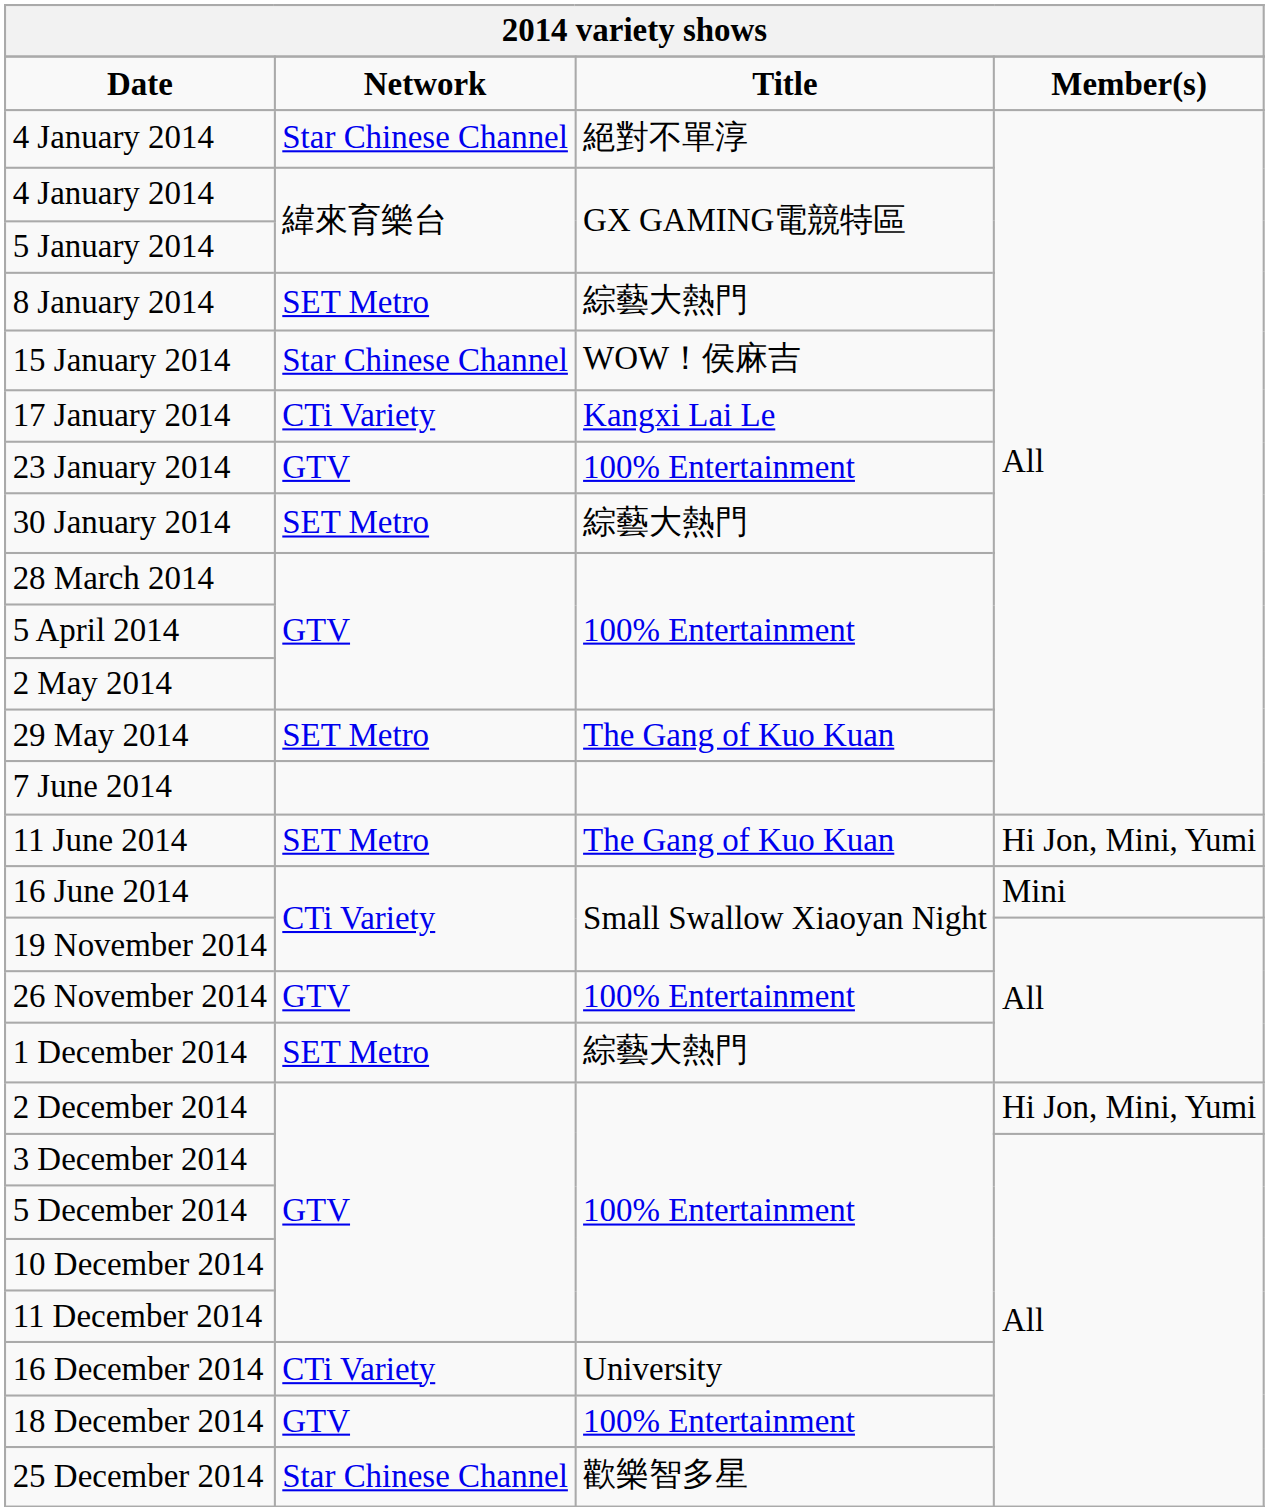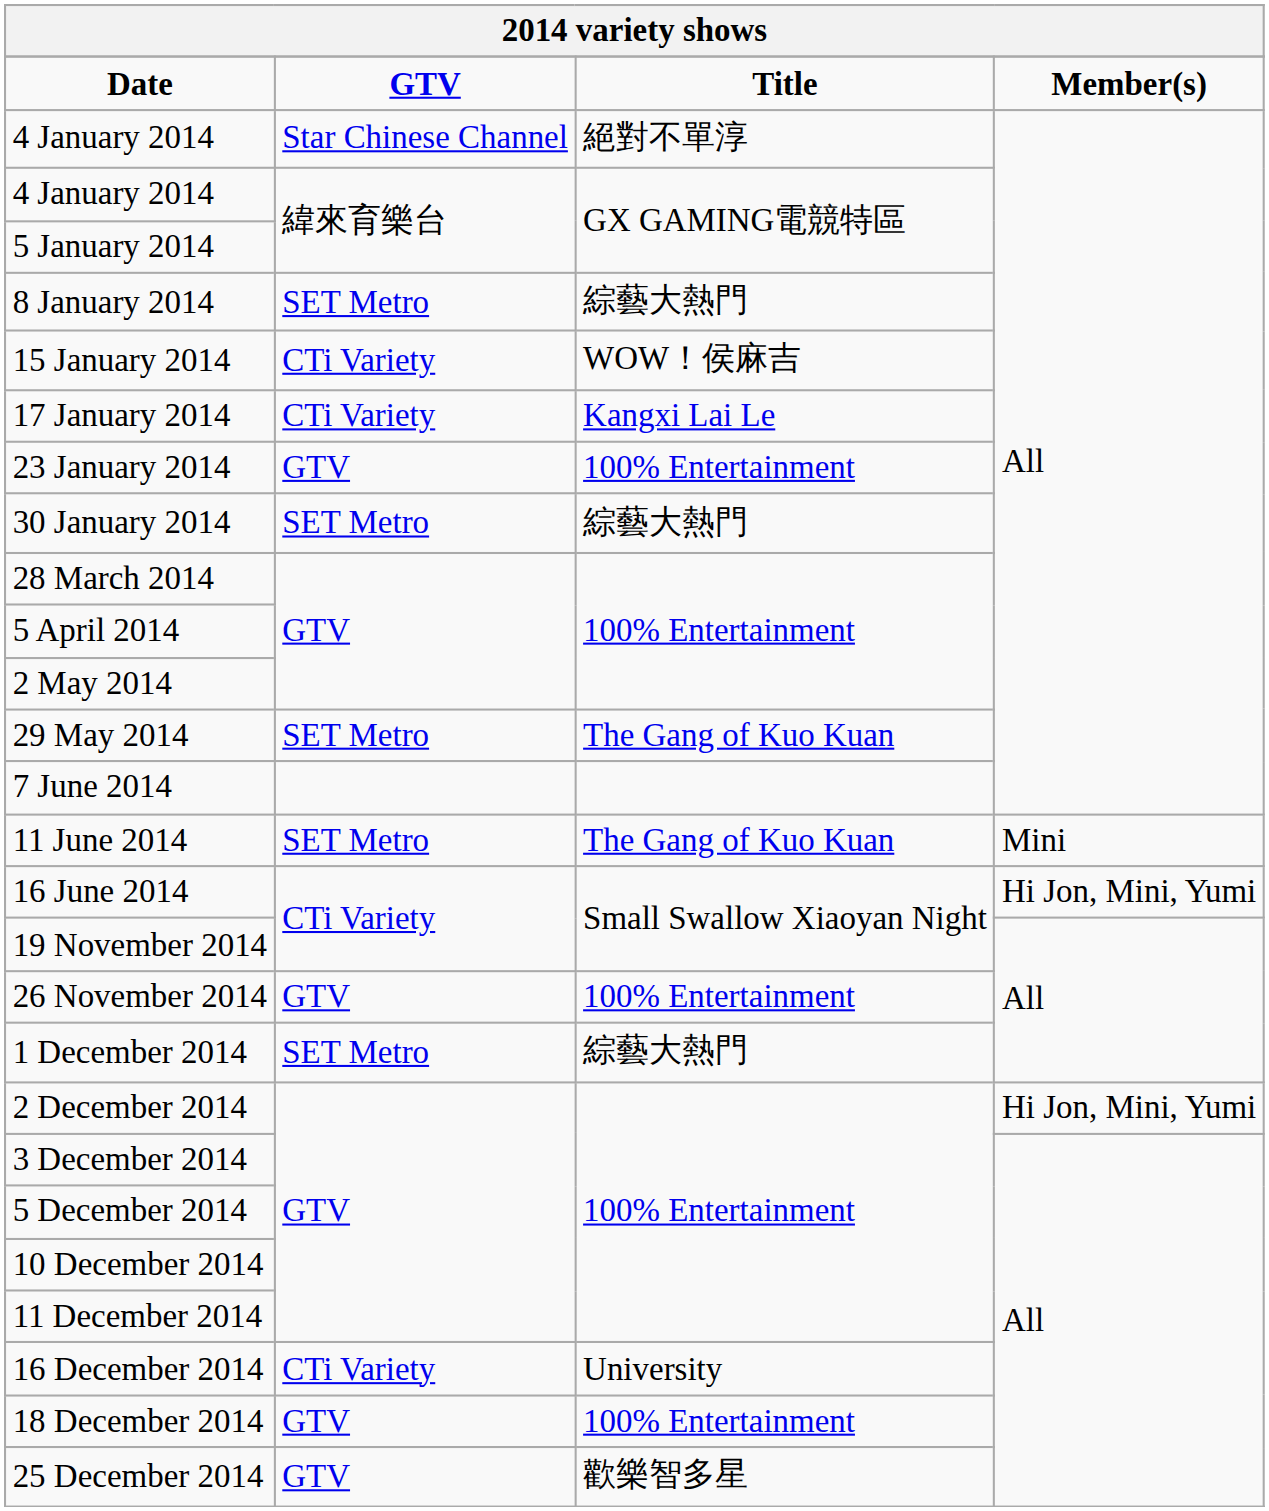(425, 82) Network -> (425, 82) GTV
(425, 359) Star Chinese Channel -> (359, 359) CTi Variety
(1129, 839) Hi Jon, Mini, Yumi -> (1034, 839) Mini
(1034, 891) Mini -> (1129, 891) Hi Jon, Mini, Yumi
(425, 1475) Star Chinese Channel -> (316, 1475) GTV
